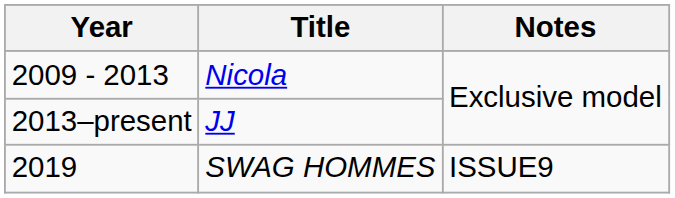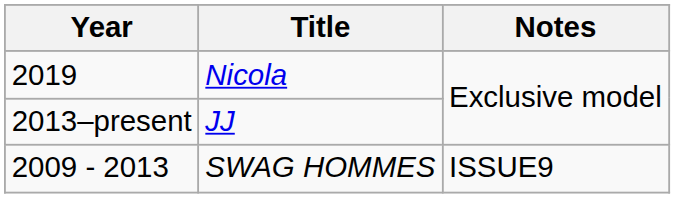(90, 74) 2009 - 2013 -> (44, 74) 2019
(44, 167) 2019 -> (90, 167) 2009 - 2013
